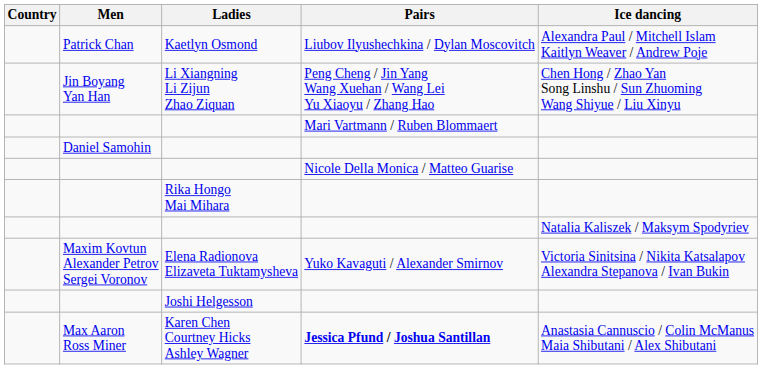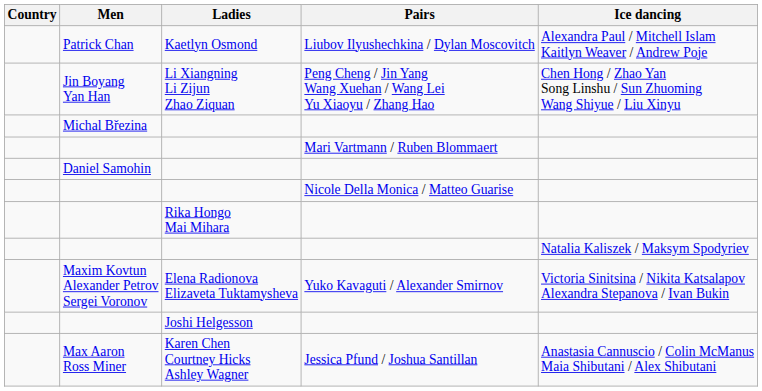+ row: (105, 125)
(397, 338) bold -> (391, 359) normal
